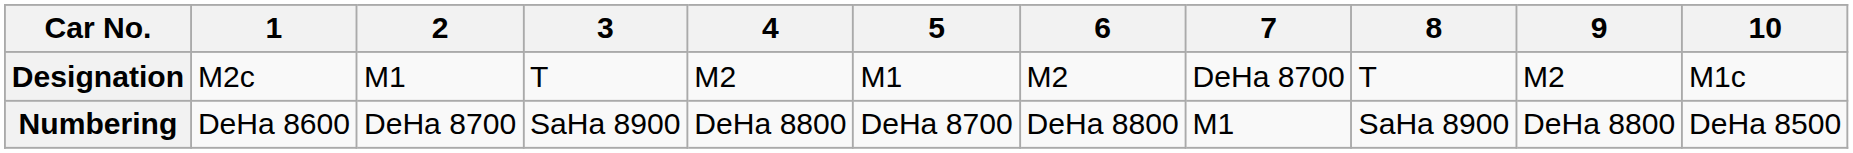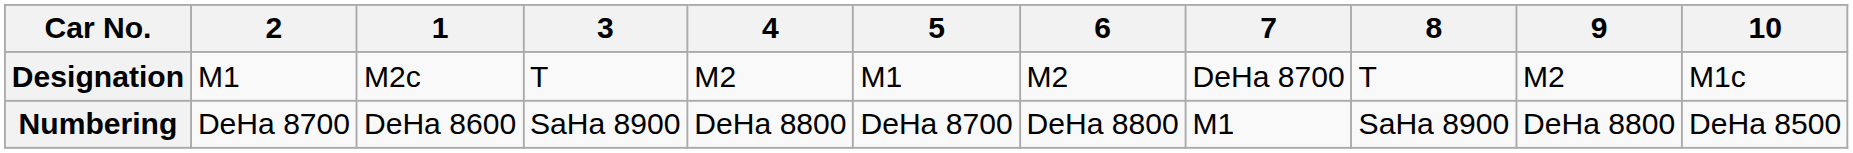columns swapped: (274, 28) <-> (440, 28)
